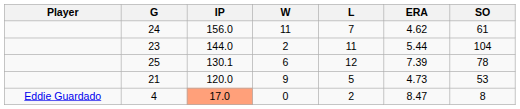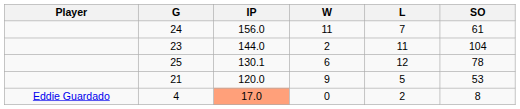- column: (417, 12)
